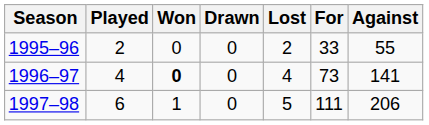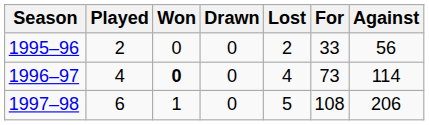(385, 47) 55 -> (386, 47) 56
(385, 76) 141 -> (386, 76) 114
(329, 104) 111 -> (330, 104) 108
